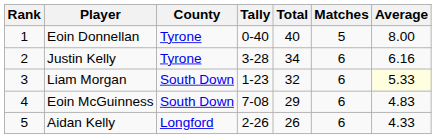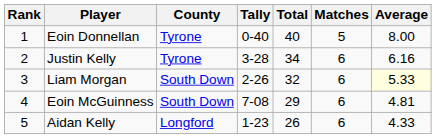(255, 79) 1-23 -> (255, 79) 2-26
(402, 101) 4.83 -> (402, 101) 4.81
(255, 123) 2-26 -> (255, 123) 1-23
